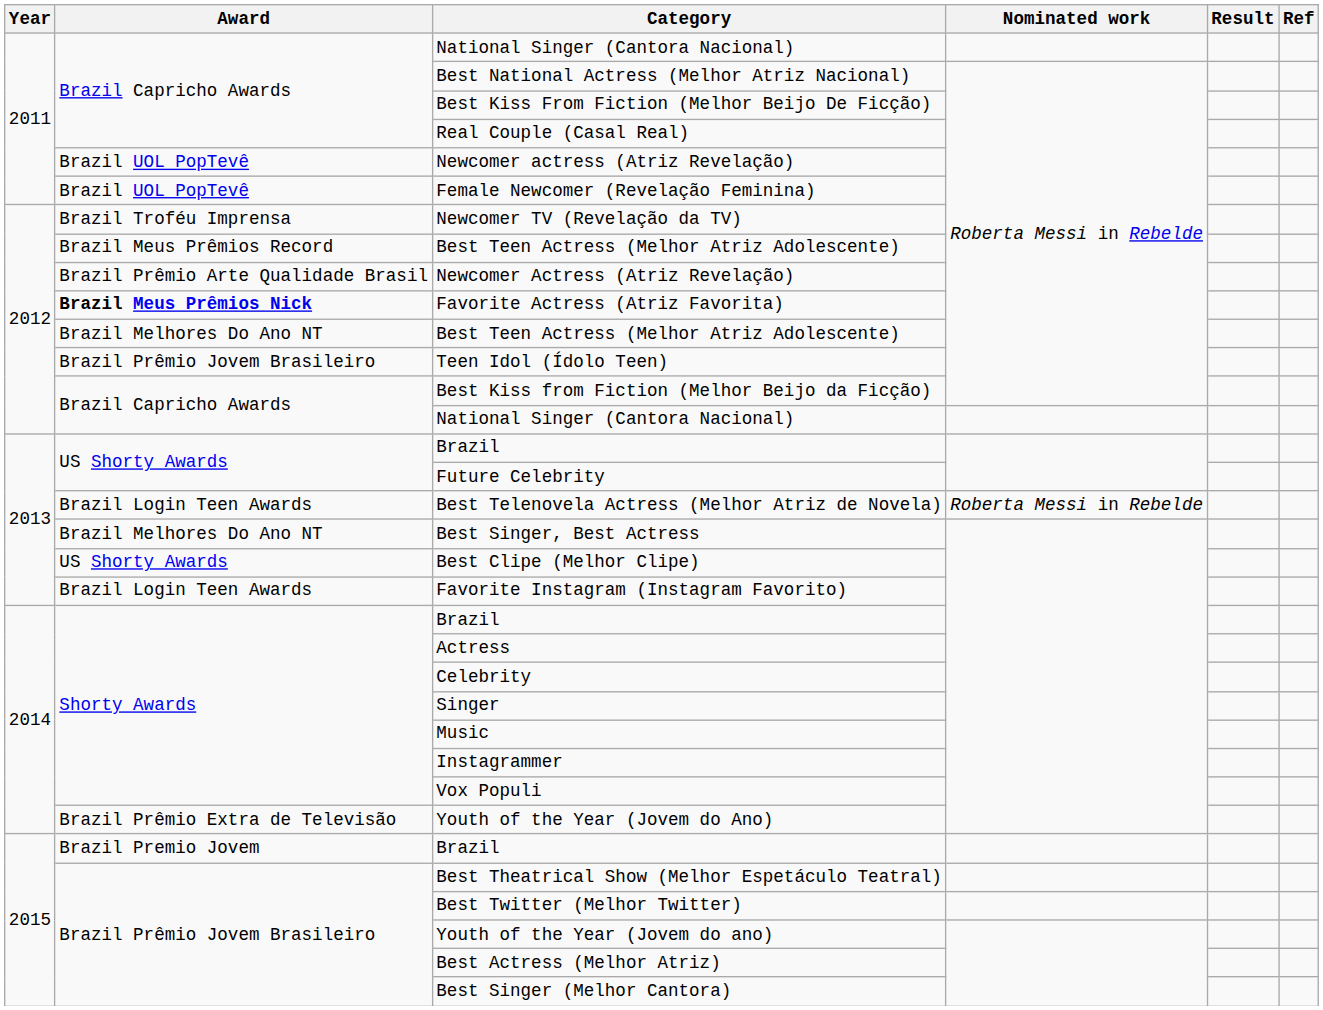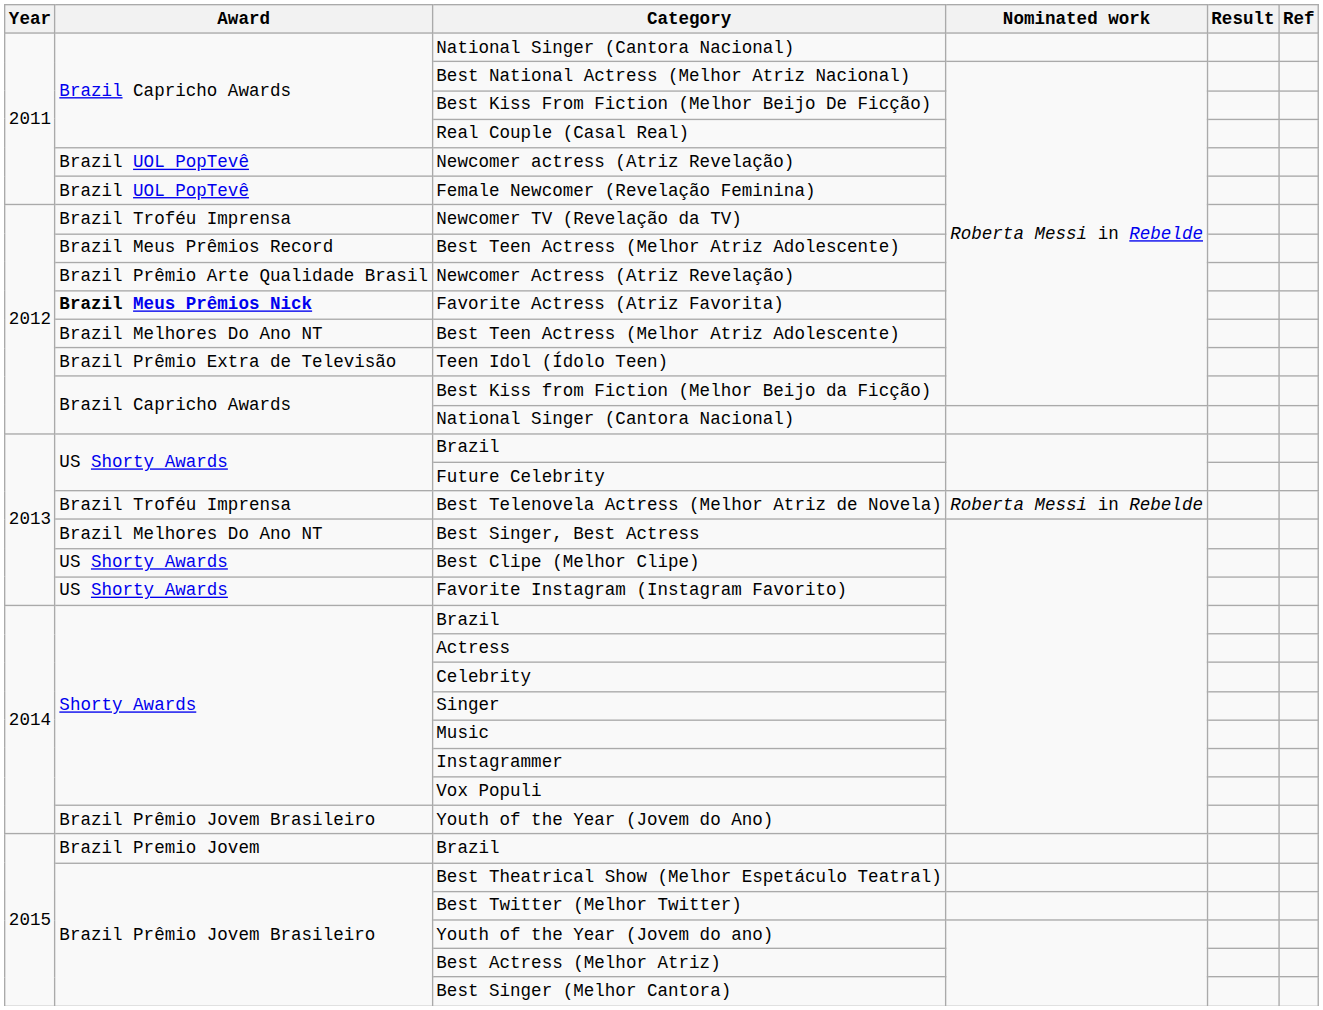(217, 362) Brazil Prêmio Jovem Brasileiro -> (228, 362) Brazil Prêmio Extra de Televisão
(186, 505) Brazil Login Teen Awards -> (175, 505) Brazil Troféu Imprensa
(186, 591) Brazil Login Teen Awards -> (144, 591) US Shorty Awards
(228, 820) Brazil Prêmio Extra de Televisão -> (217, 820) Brazil Prêmio Jovem Brasileiro
